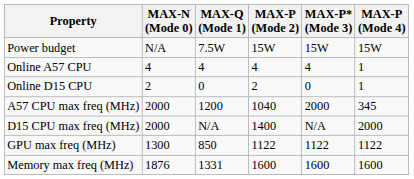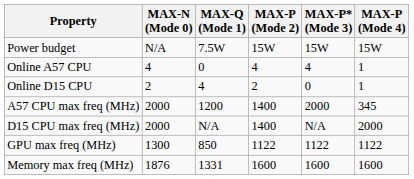(201, 67) 4 -> (201, 67) 0
(201, 86) 0 -> (201, 86) 4
(264, 106) 1040 -> (264, 106) 1400
